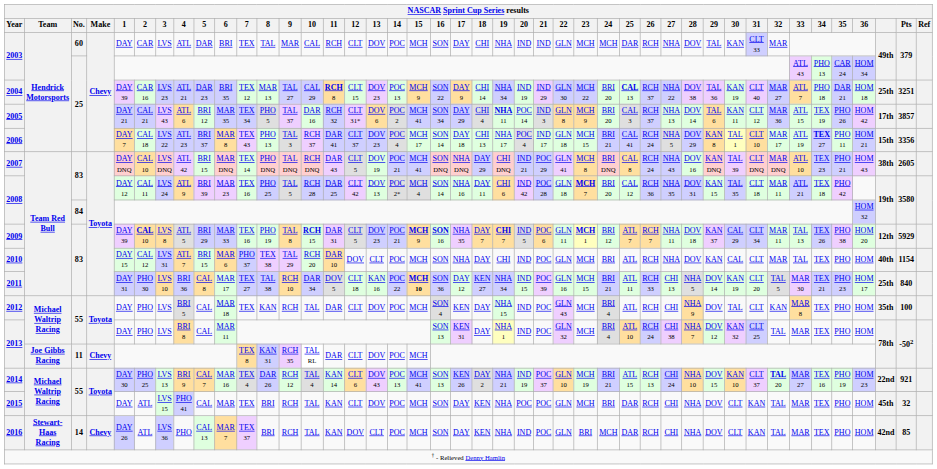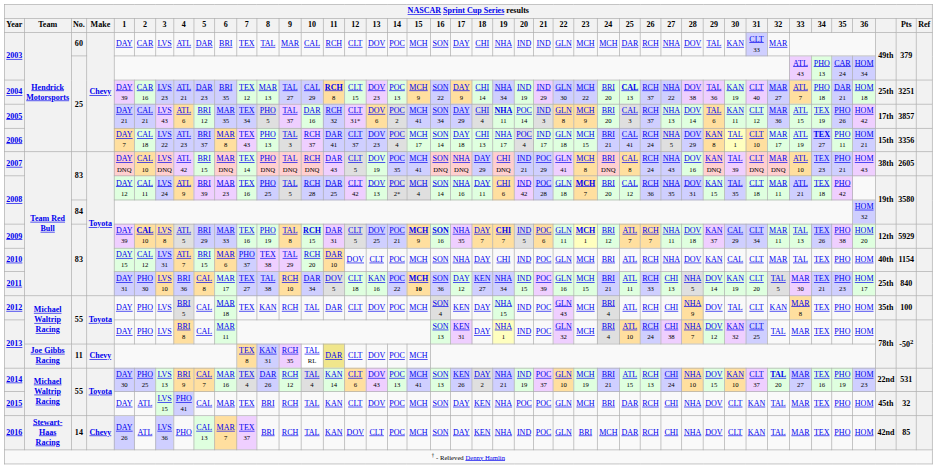(397, 163) POC 21 -> (397, 163) POC 35
(377, 235) DOV 23 -> (377, 235) DOV 25
(334, 355) no background -> (334, 355) khaki background
(906, 379) 921 -> (906, 379) 531
